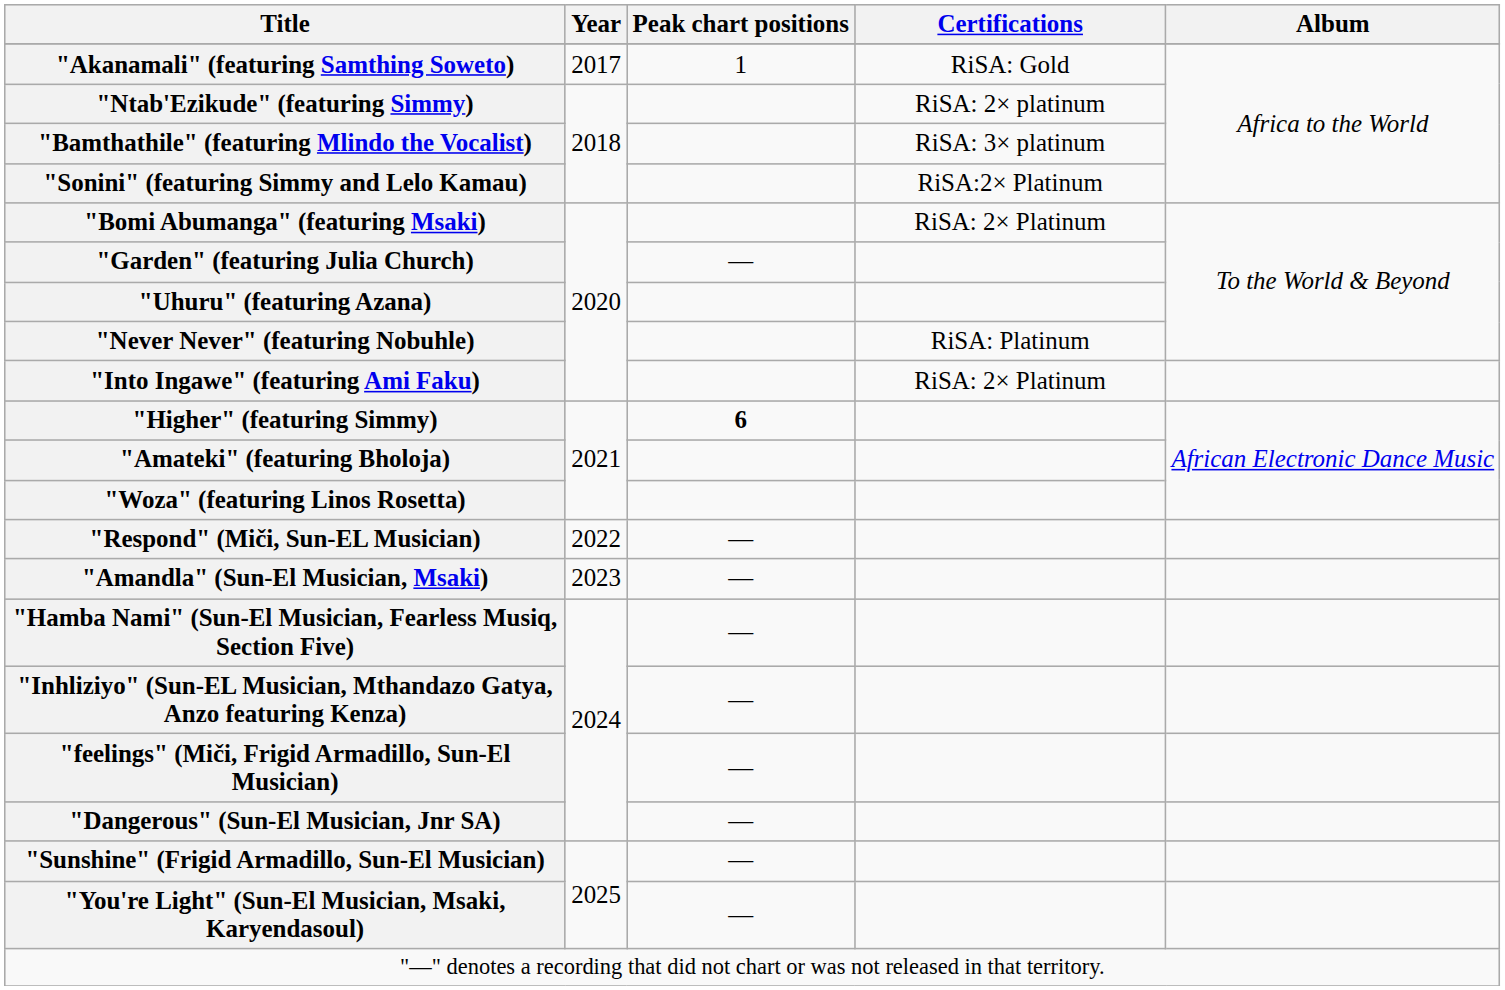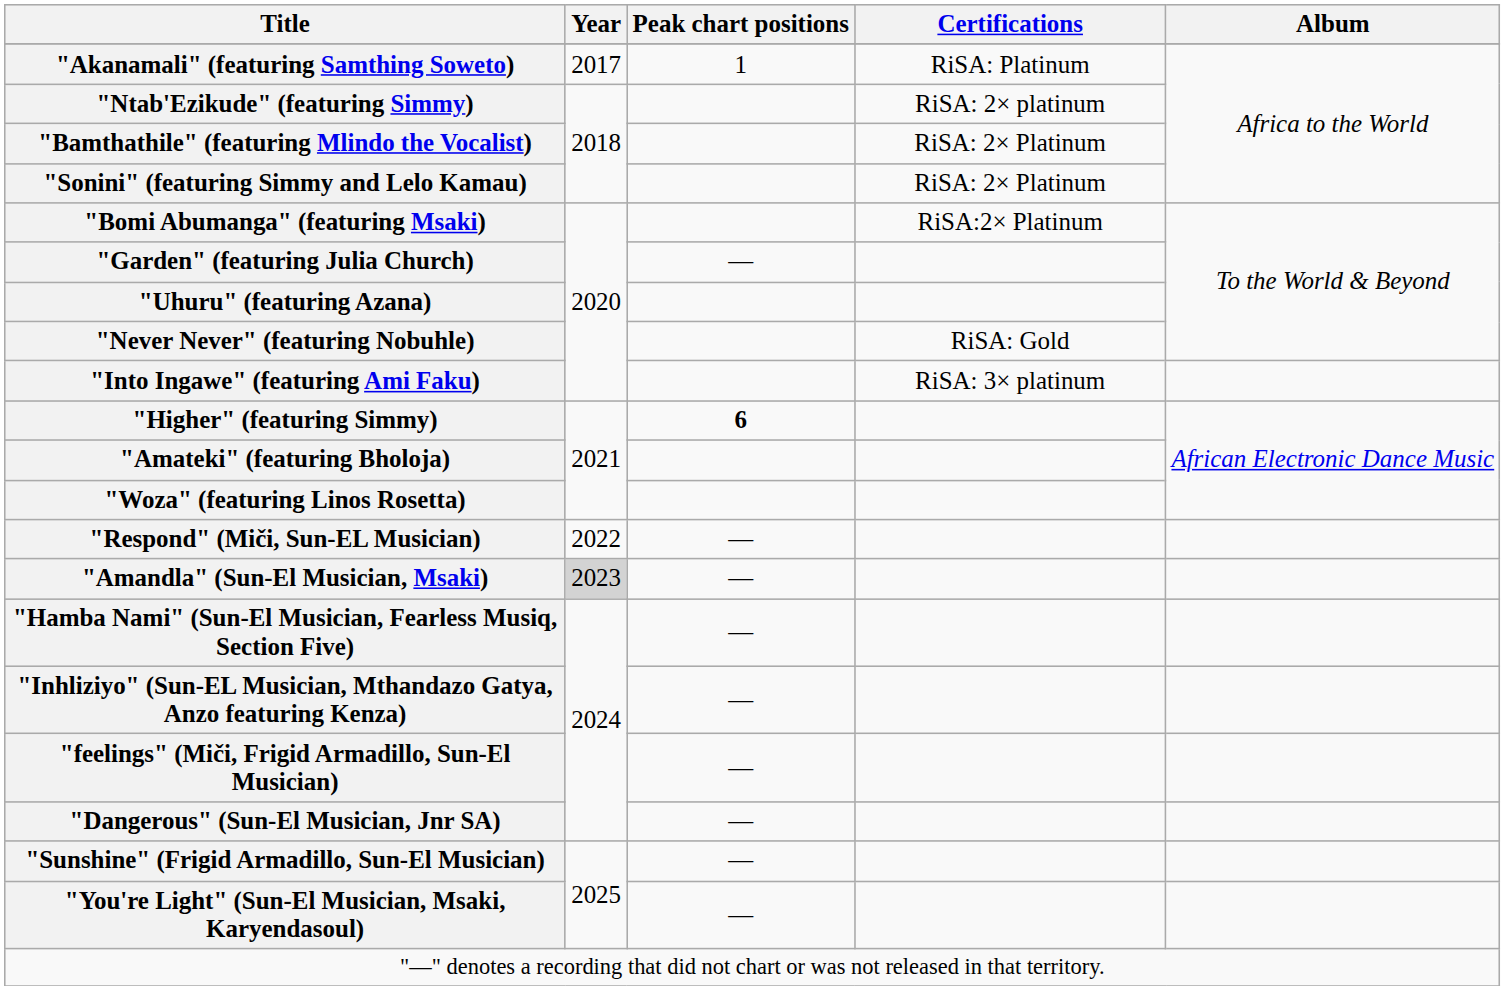(1010, 63) RiSA: Gold -> (1010, 63) RiSA: Platinum
(1010, 143) RiSA: 3× platinum -> (1010, 143) RiSA: 2× Platinum
(1010, 182) RiSA:2× Platinum -> (1010, 182) RiSA: 2× Platinum
(1010, 222) RiSA: 2× Platinum -> (1010, 222) RiSA:2× Platinum
(1010, 340) RiSA: Platinum -> (1010, 340) RiSA: Gold
(1010, 380) RiSA: 2× Platinum -> (1010, 380) RiSA: 3× platinum
(596, 578) no background -> (596, 578) lightgrey background
